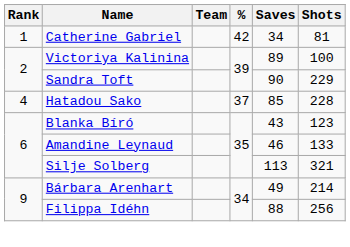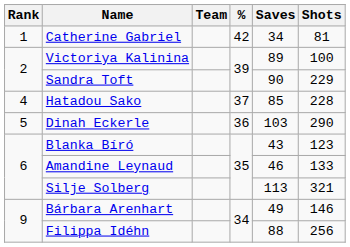+ row: (98, 123)
(322, 188) 214 -> (322, 210) 146
